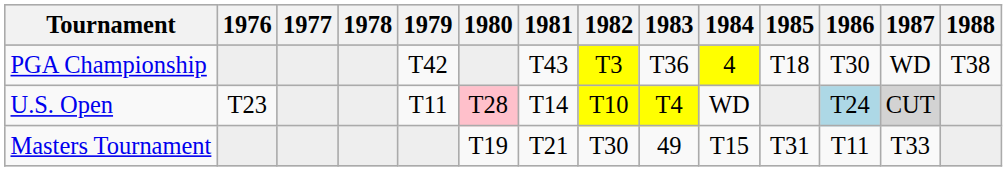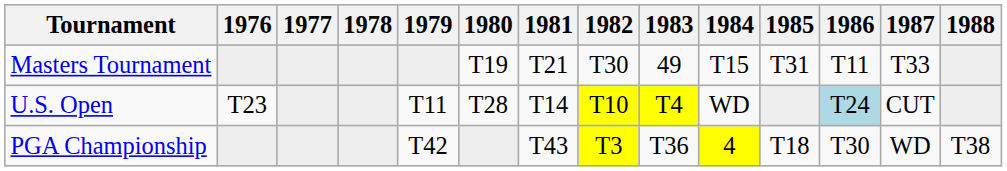rows swapped: (111, 145) <-> (109, 65)
(488, 105) pink background -> (488, 105) no background
(910, 105) lightgrey background -> (910, 105) no background
